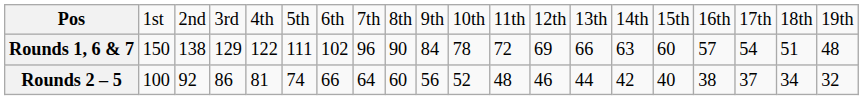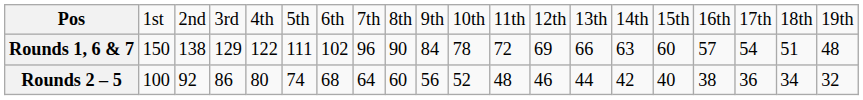(260, 79) 81 -> (260, 79) 80
(330, 79) 66 -> (330, 79) 68
(748, 79) 37 -> (748, 79) 36
